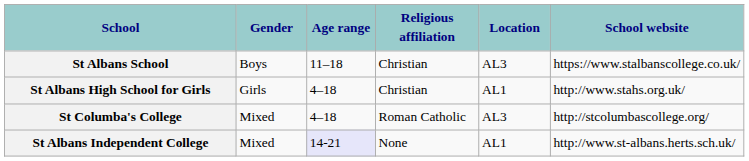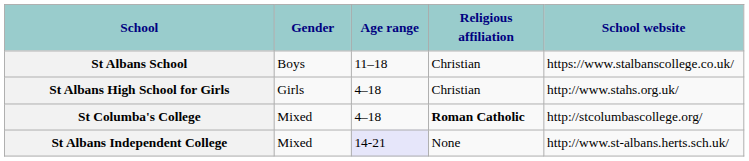- column: (515, 27)
(422, 116) normal -> (478, 116) bold
